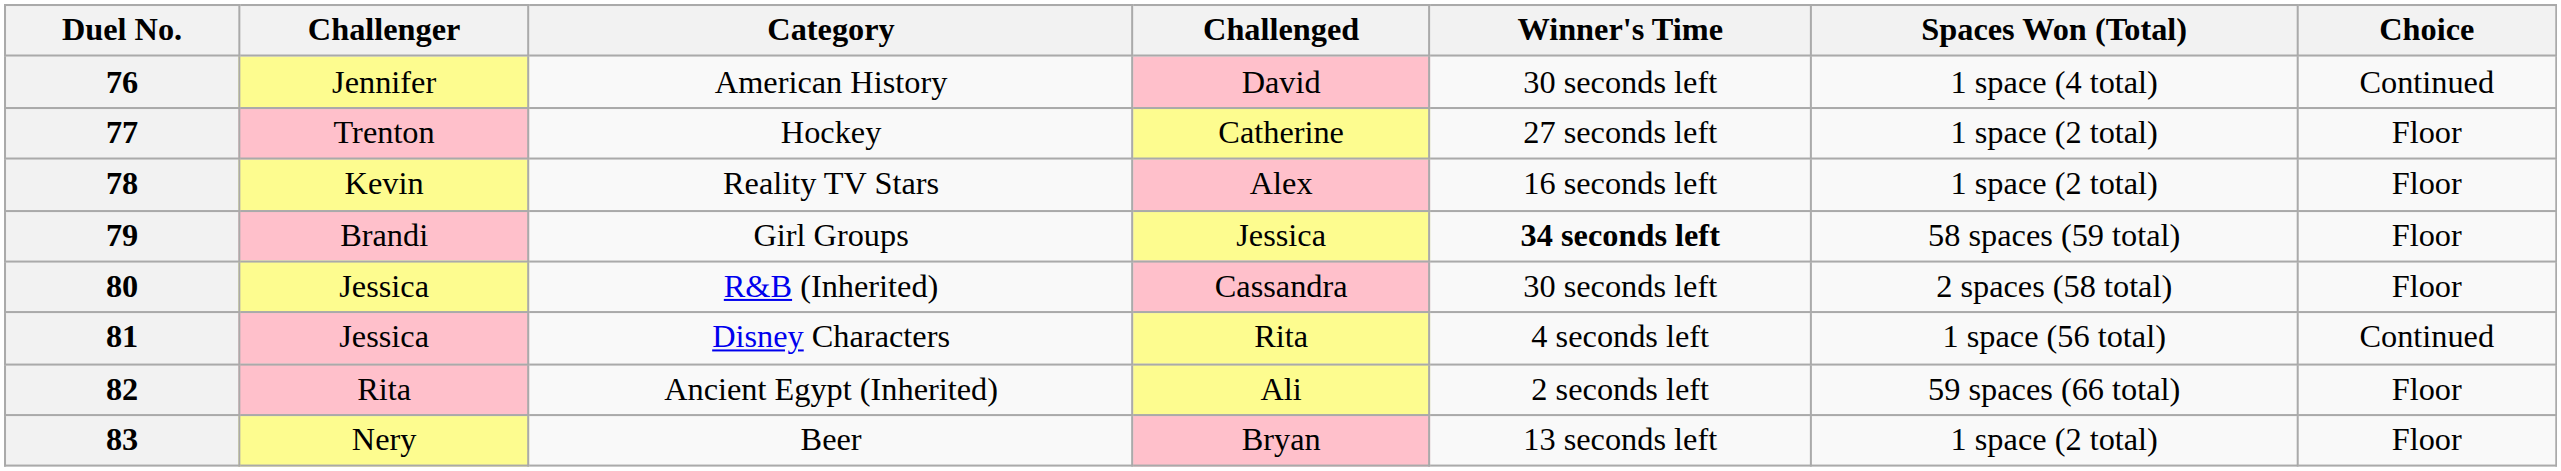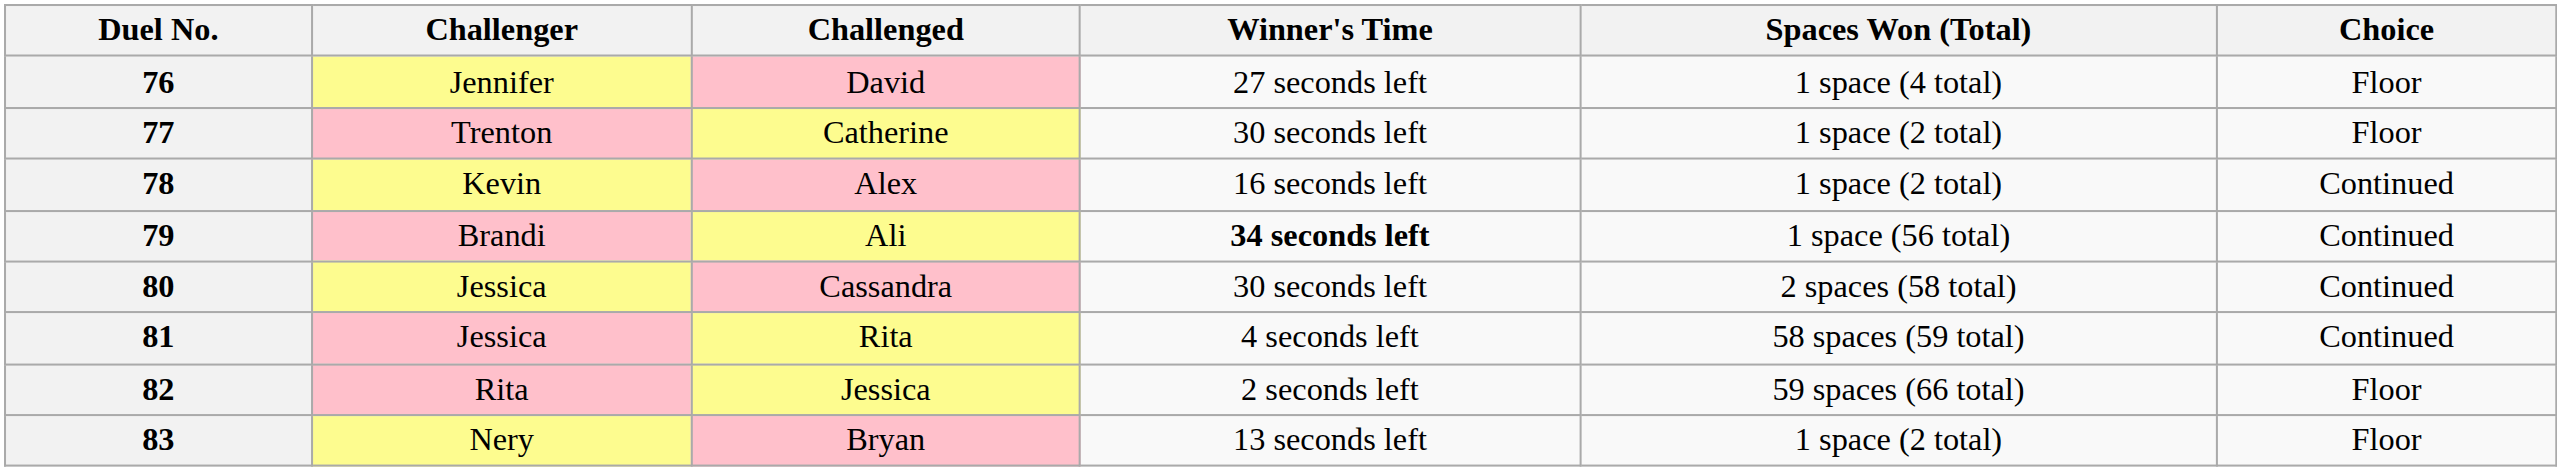- column: (831, 30)
(1620, 81) 30 seconds left -> (1330, 81) 27 seconds left
(2427, 81) Continued -> (2387, 81) Floor
(1620, 132) 27 seconds left -> (1330, 132) 30 seconds left
(2427, 183) Floor -> (2387, 183) Continued
(1281, 235) Jessica -> (886, 235) Ali
(2054, 235) 58 spaces (59 total) -> (1898, 235) 1 space (56 total)
(2427, 235) Floor -> (2387, 235) Continued
(2427, 286) Floor -> (2387, 286) Continued
(2054, 337) 1 space (56 total) -> (1898, 337) 58 spaces (59 total)
(1281, 388) Ali -> (886, 388) Jessica
